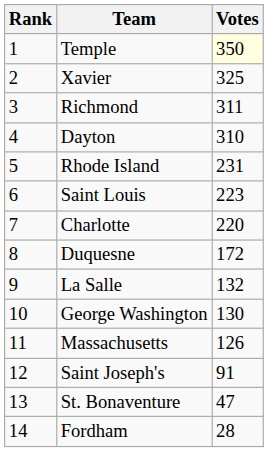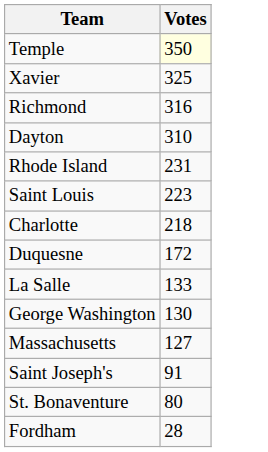- column: (31, 19)
(230, 107) 311 -> (178, 107) 316
(230, 225) 220 -> (178, 225) 218
(230, 284) 132 -> (178, 284) 133
(230, 343) 126 -> (178, 343) 127
(225, 401) 47 -> (173, 401) 80
